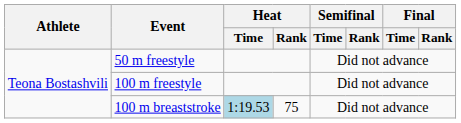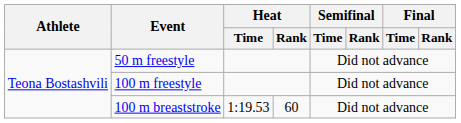(248, 107) lightblue background -> (248, 107) no background
(291, 107) 75 -> (291, 107) 60
